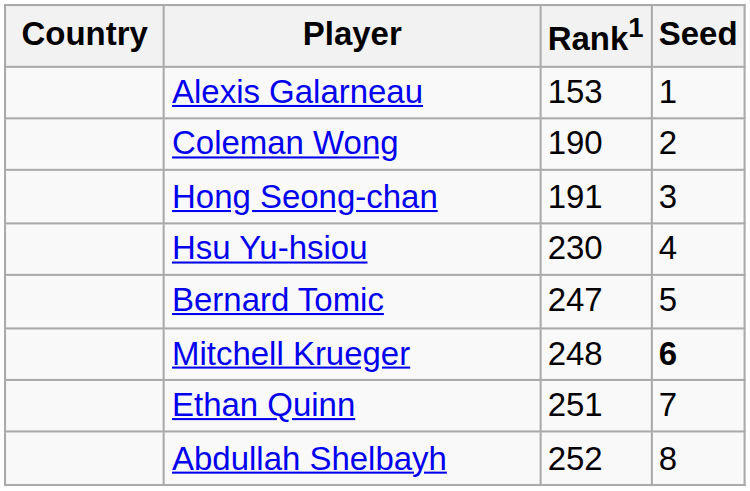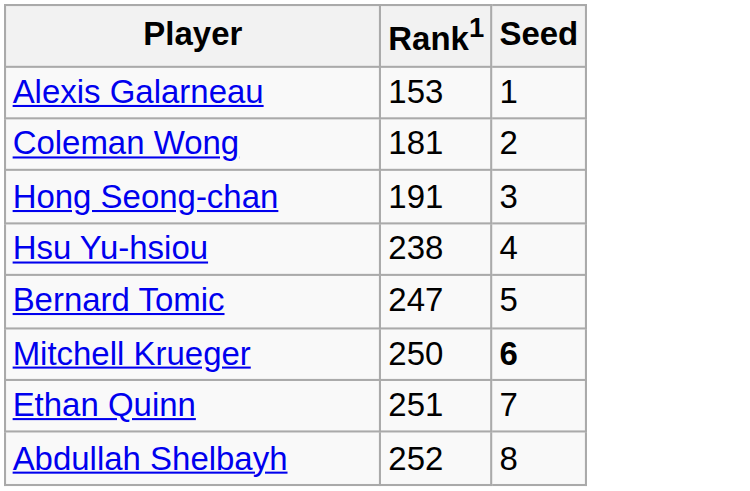- column: (85, 35)
(575, 144) 190 -> (416, 144) 181
(575, 248) 230 -> (416, 248) 238
(575, 353) 248 -> (416, 353) 250
